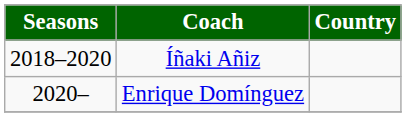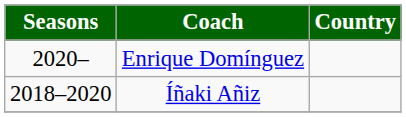rows swapped: (213, 58) <-> (213, 93)
